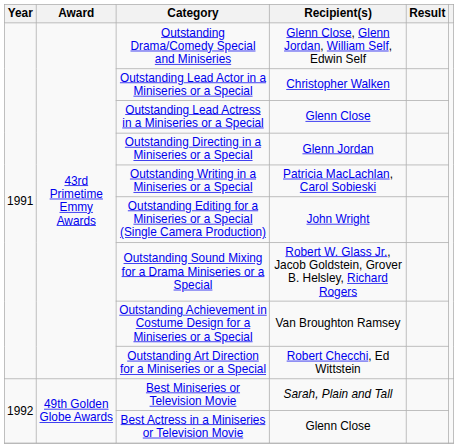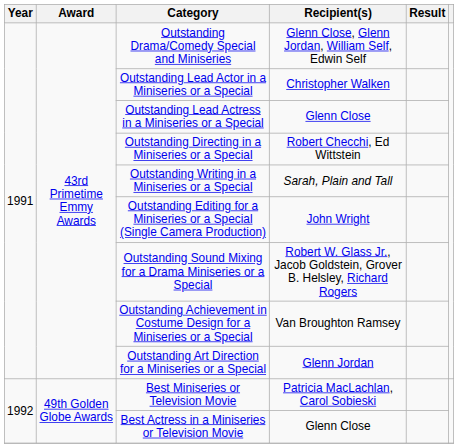(338, 148) Glenn Jordan -> (338, 148) Robert Checchi, Ed Wittstein
(338, 181) Patricia MacLachlan, Carol Sobieski -> (338, 181) Sarah, Plain and Tall
(338, 362) Robert Checchi, Ed Wittstein -> (338, 362) Glenn Jordan
(338, 394) Sarah, Plain and Tall -> (338, 394) Patricia MacLachlan, Carol Sobieski
